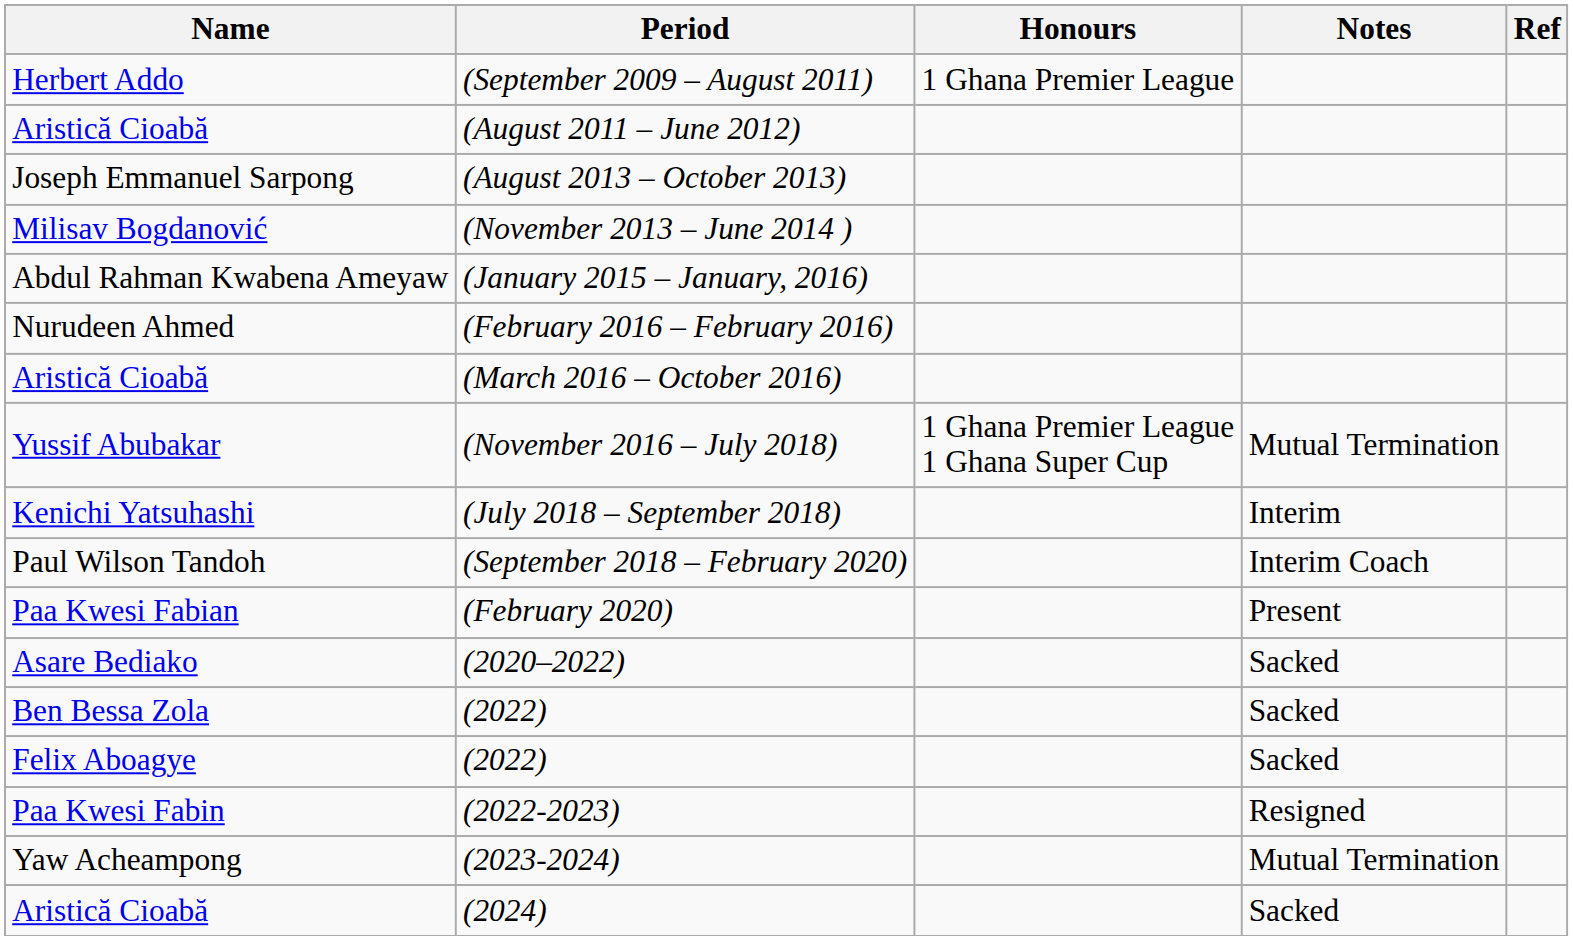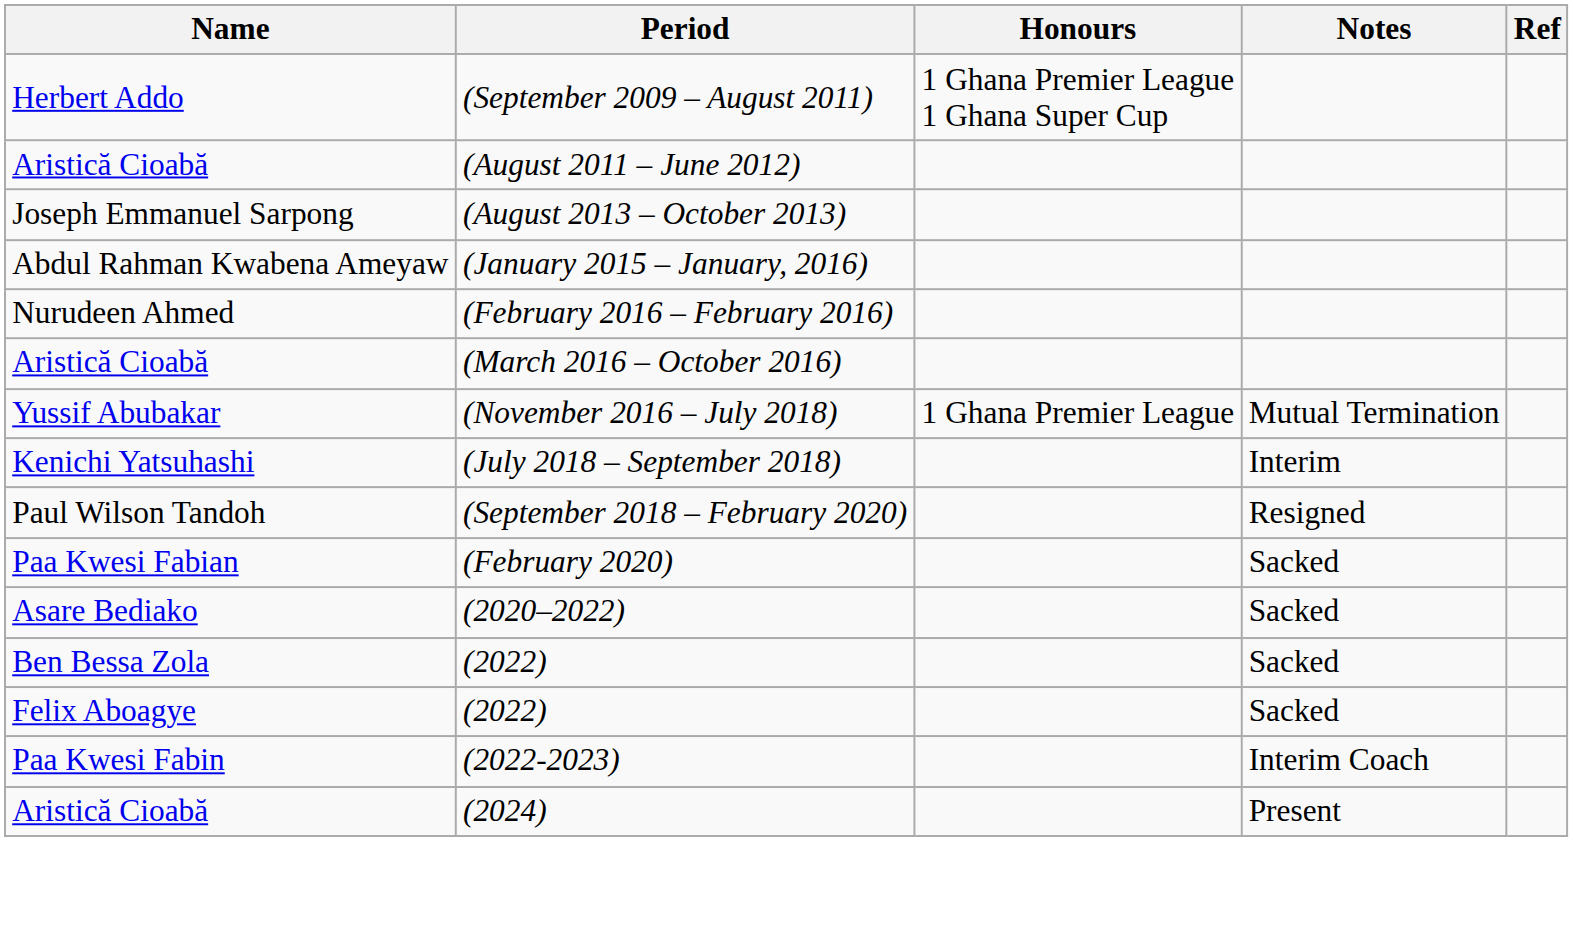(1078, 79) 1 Ghana Premier League -> (1078, 96) 1 Ghana Premier League 1 Ghana Super Cup
- row: (140, 228)
(1078, 444) 1 Ghana Premier League 1 Ghana Super Cup -> (1078, 412) 1 Ghana Premier League
(1339, 561) Interim Coach -> (1307, 512) Resigned
(1295, 611) Present -> (1294, 561) Sacked
(1307, 810) Resigned -> (1339, 760) Interim Coach
- row: (127, 860)
(1294, 910) Sacked -> (1295, 810) Present
